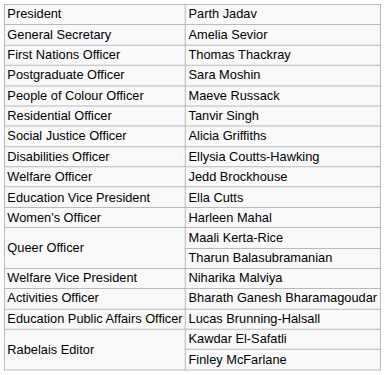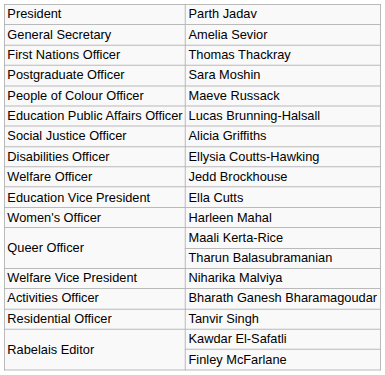rows swapped: (254, 319) <-> (224, 116)
